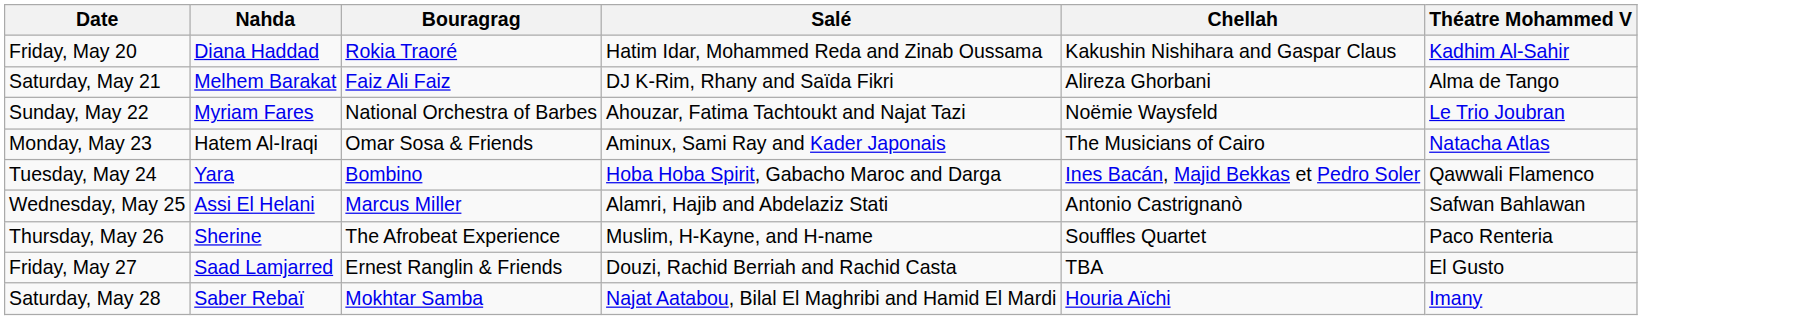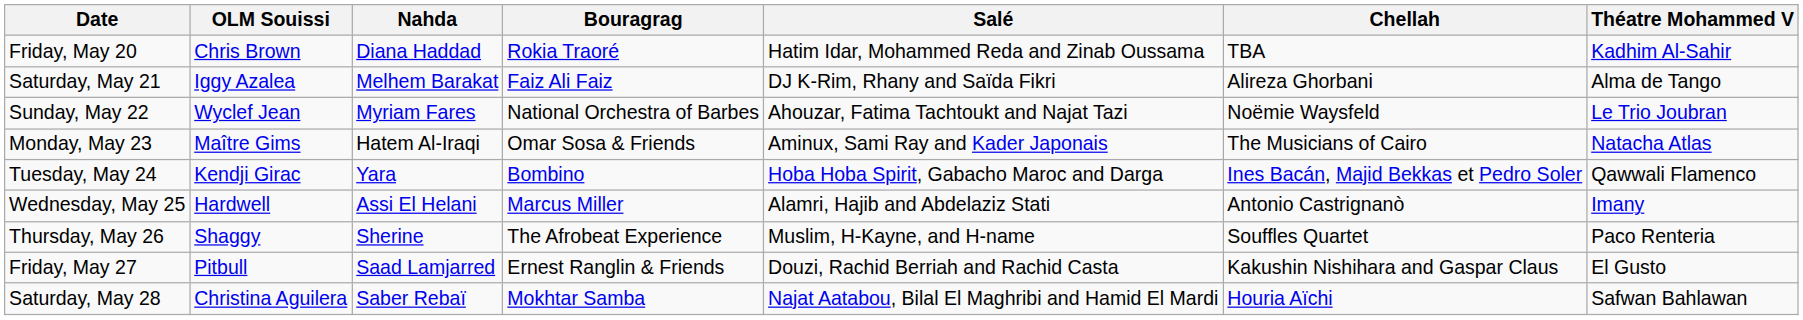+ column: (271, 19)
(1231, 50) Kakushin Nishihara and Gaspar Claus -> (1246, 50) TBA
(1507, 205) Safwan Bahlawan -> (1618, 205) Imany
(1084, 267) TBA -> (1393, 267) Kakushin Nishihara and Gaspar Claus
(1456, 298) Imany -> (1669, 298) Safwan Bahlawan
